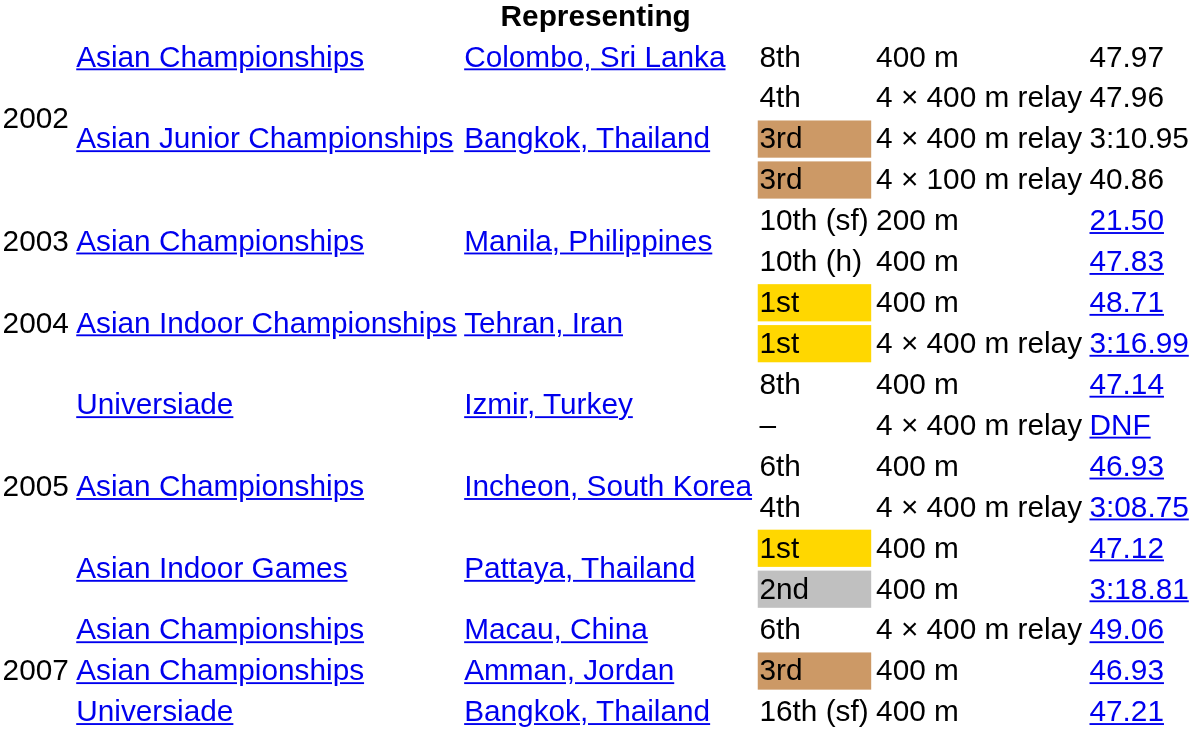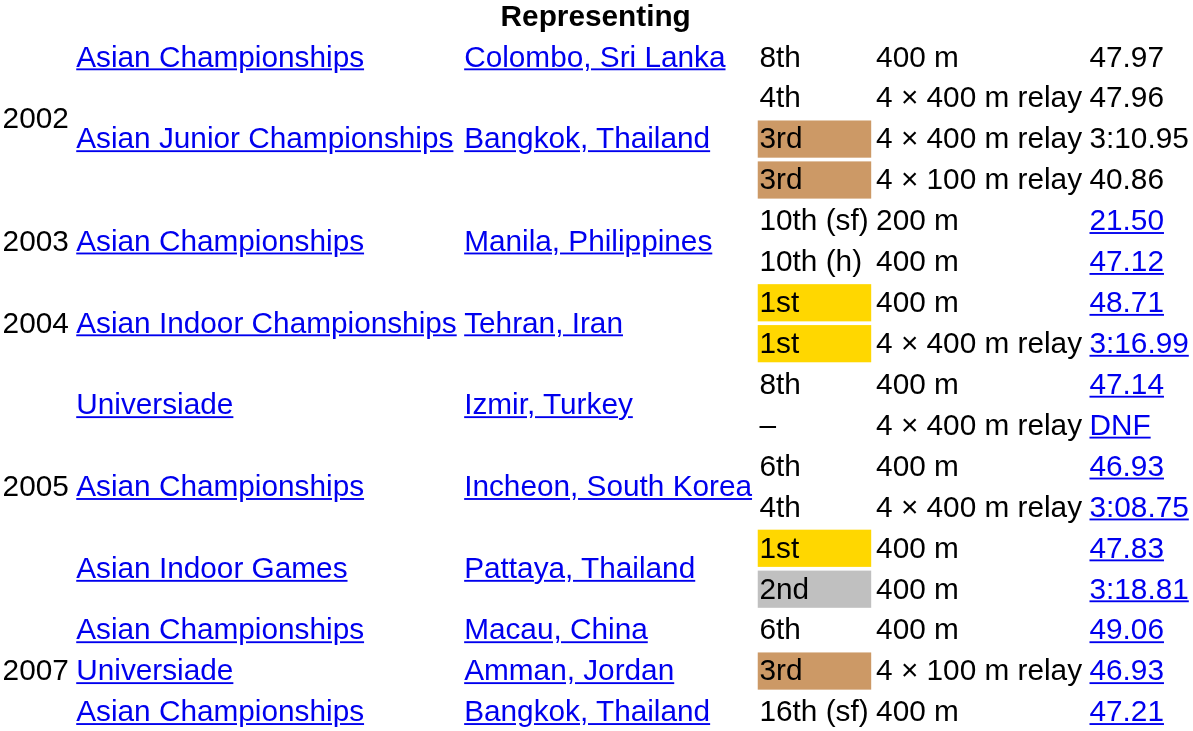(1127, 261) 47.83 -> (1127, 261) 47.12
(1127, 547) 47.12 -> (1127, 547) 47.83
(979, 629) 4 × 400 m relay -> (917, 629) 400 m
(220, 670) Asian Championships -> (155, 670) Universiade
(917, 670) 400 m -> (979, 670) 4 × 100 m relay
(155, 711) Universiade -> (220, 711) Asian Championships
